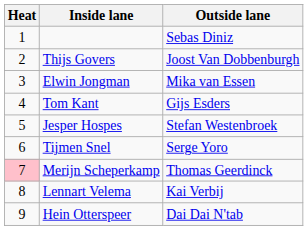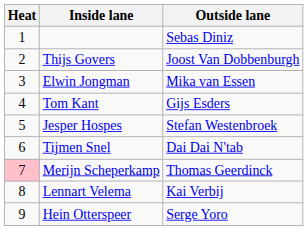(197, 147) Serge Yoro -> (205, 147) Dai Dai N'tab
(205, 214) Dai Dai N'tab -> (197, 214) Serge Yoro
